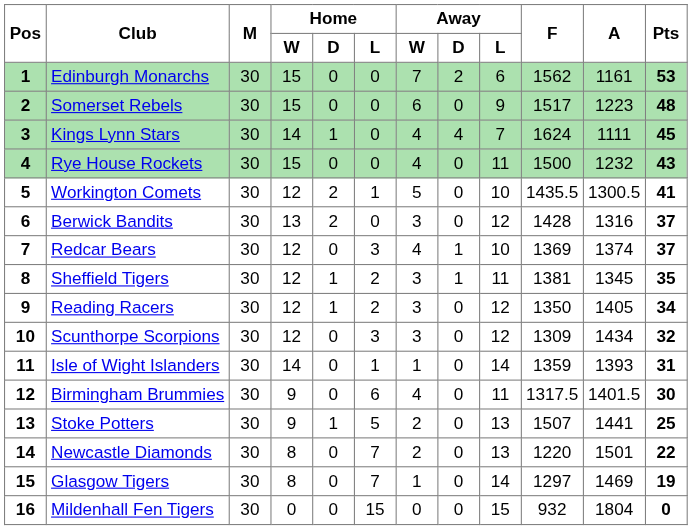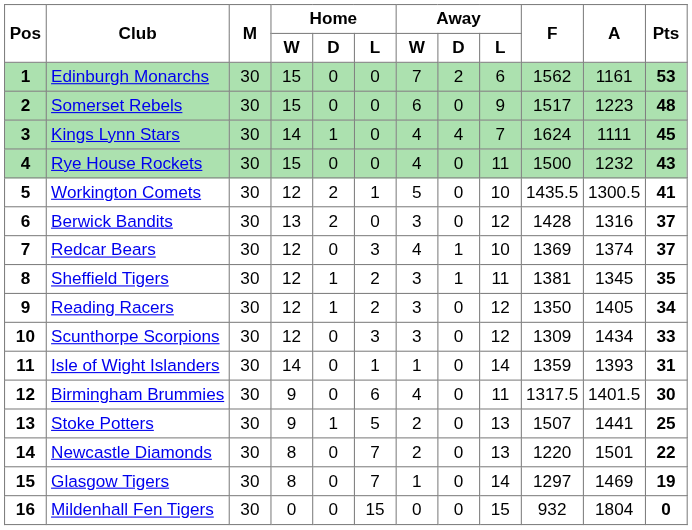(666, 336) 32 -> (666, 336) 33
